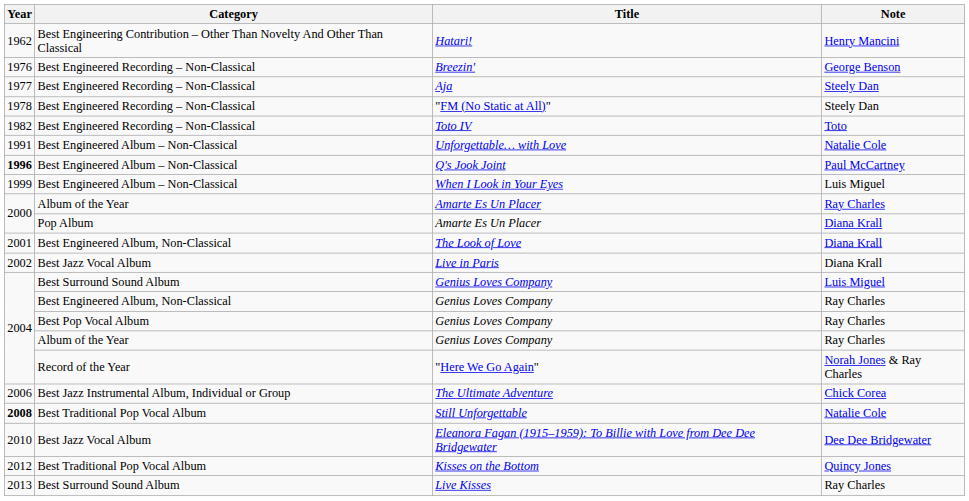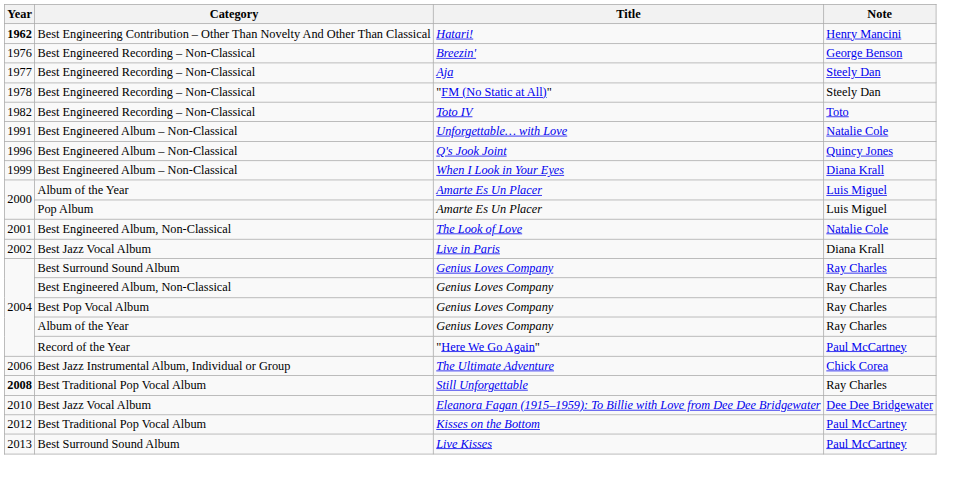(20, 40) normal -> (20, 33) bold
(20, 164) bold -> (20, 151) normal
(865, 164) Paul McCartney -> (860, 151) Quincy Jones
(855, 184) Luis Miguel -> (855, 170) Diana Krall
(855, 203) Ray Charles -> (857, 190) Luis Miguel
(853, 223) Diana Krall -> (857, 209) Luis Miguel
(853, 243) Diana Krall -> (857, 229) Natalie Cole
(855, 282) Luis Miguel -> (857, 268) Ray Charles
(873, 367) Norah Jones & Ray Charles -> (867, 346) Paul McCartney
(855, 413) Natalie Cole -> (857, 385) Ray Charles
(858, 466) Quincy Jones -> (867, 424) Paul McCartney
(855, 485) Ray Charles -> (867, 444) Paul McCartney
